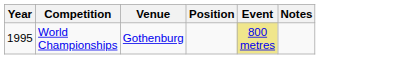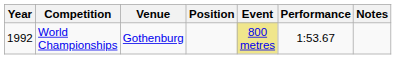+ column: (316, 14)
(20, 38) 1995 -> (20, 38) 1992
